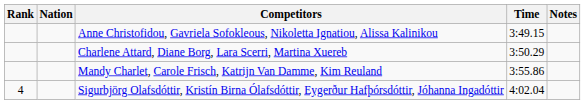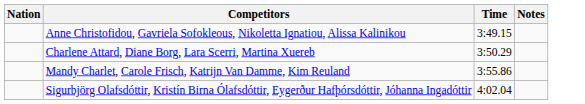- column: (21, 14)
